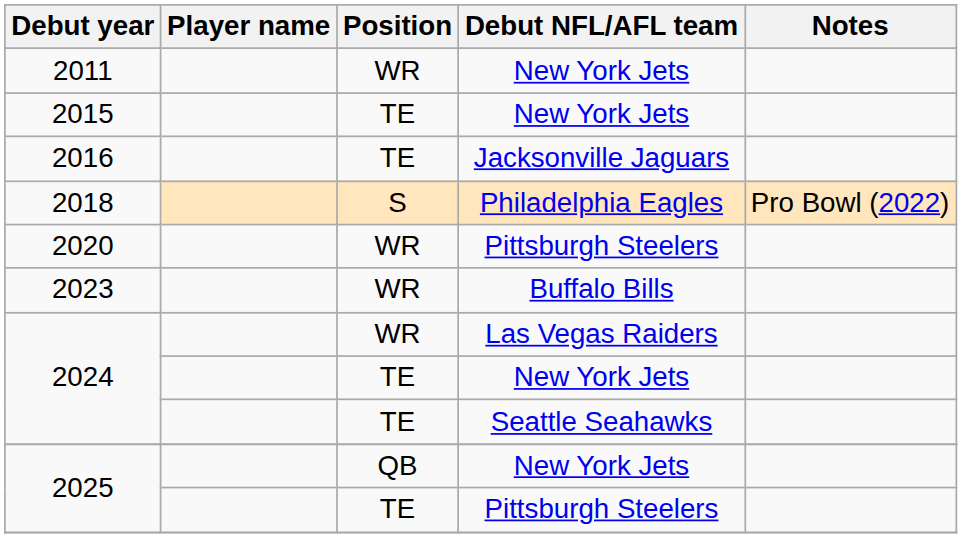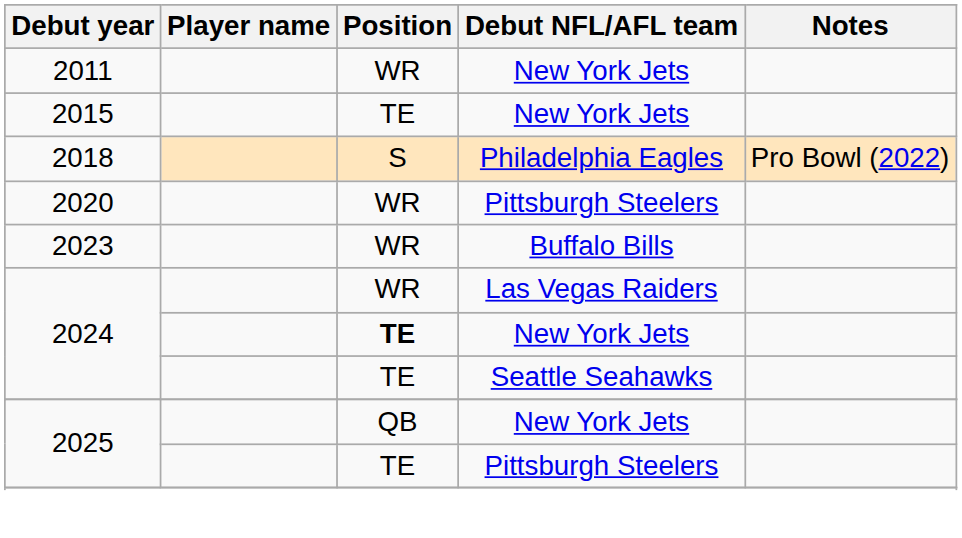- row: (83, 158)
(398, 377) normal -> (398, 333) bold
